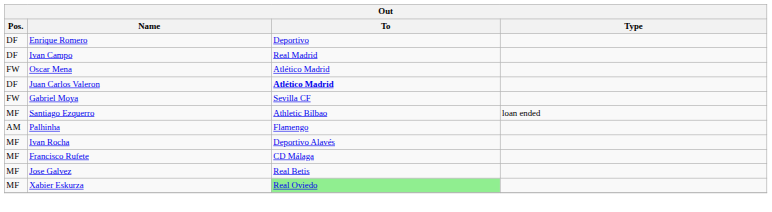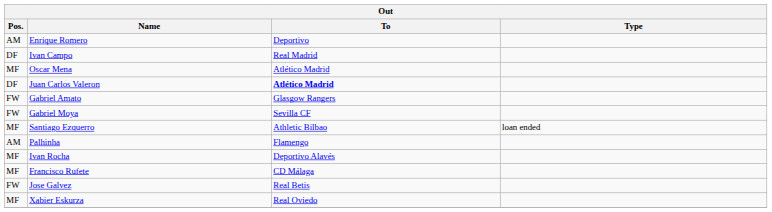(12, 41) DF -> (13, 41) AM
(13, 70) FW -> (13, 70) MF
+ row: (55, 99)
(13, 171) MF -> (13, 185) FW
(295, 185) lightgreen background -> (295, 200) no background
